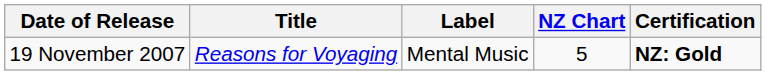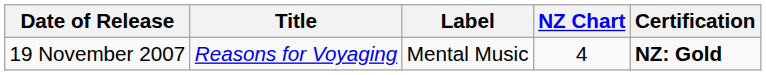(582, 54) 5 -> (582, 54) 4
